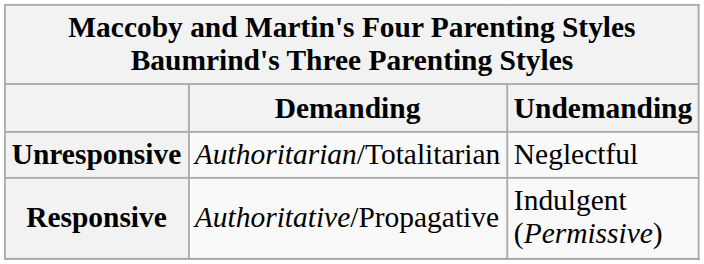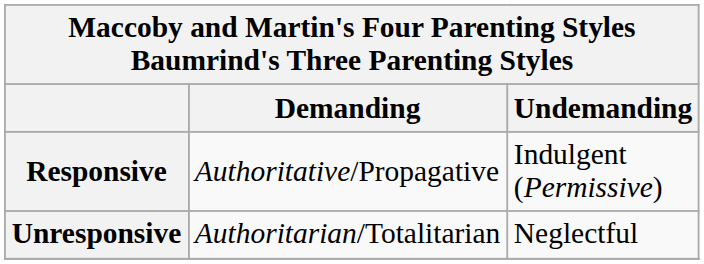rows swapped: (97, 217) <-> (97, 154)
